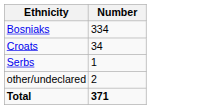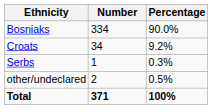+ column: (177, 12)
